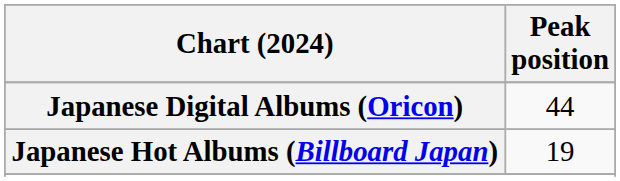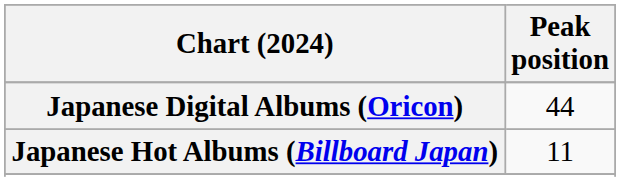(560, 151) 19 -> (560, 151) 11
